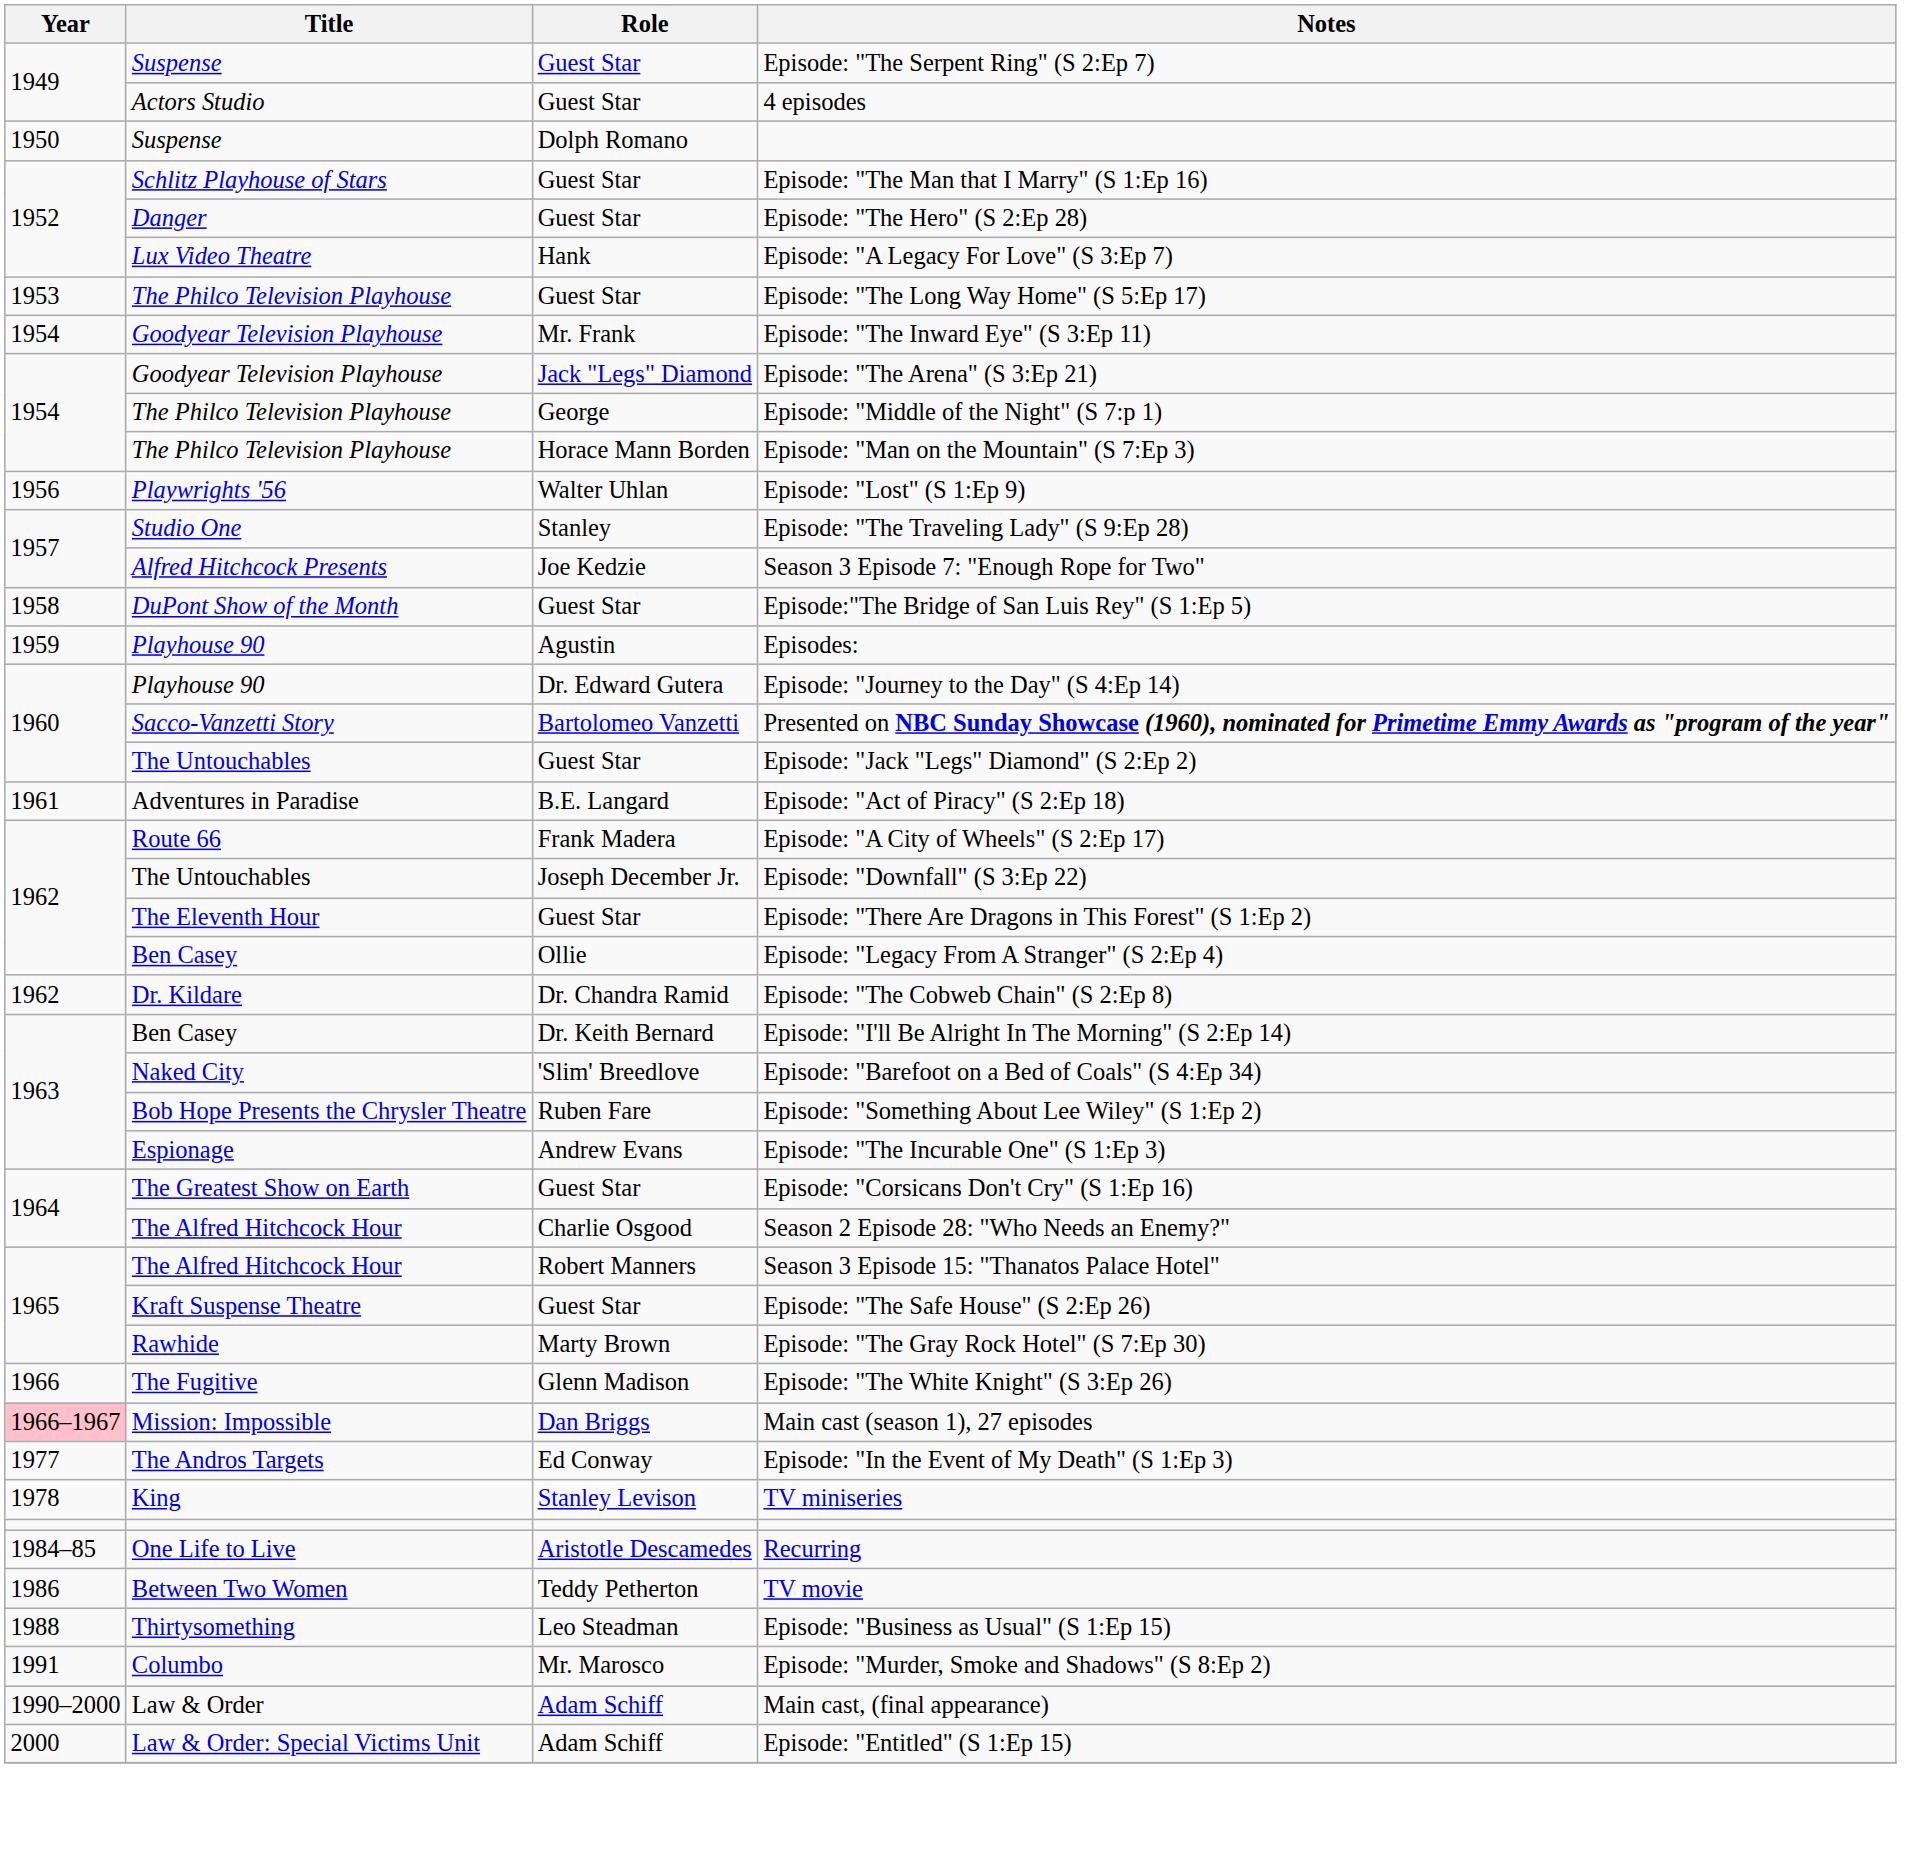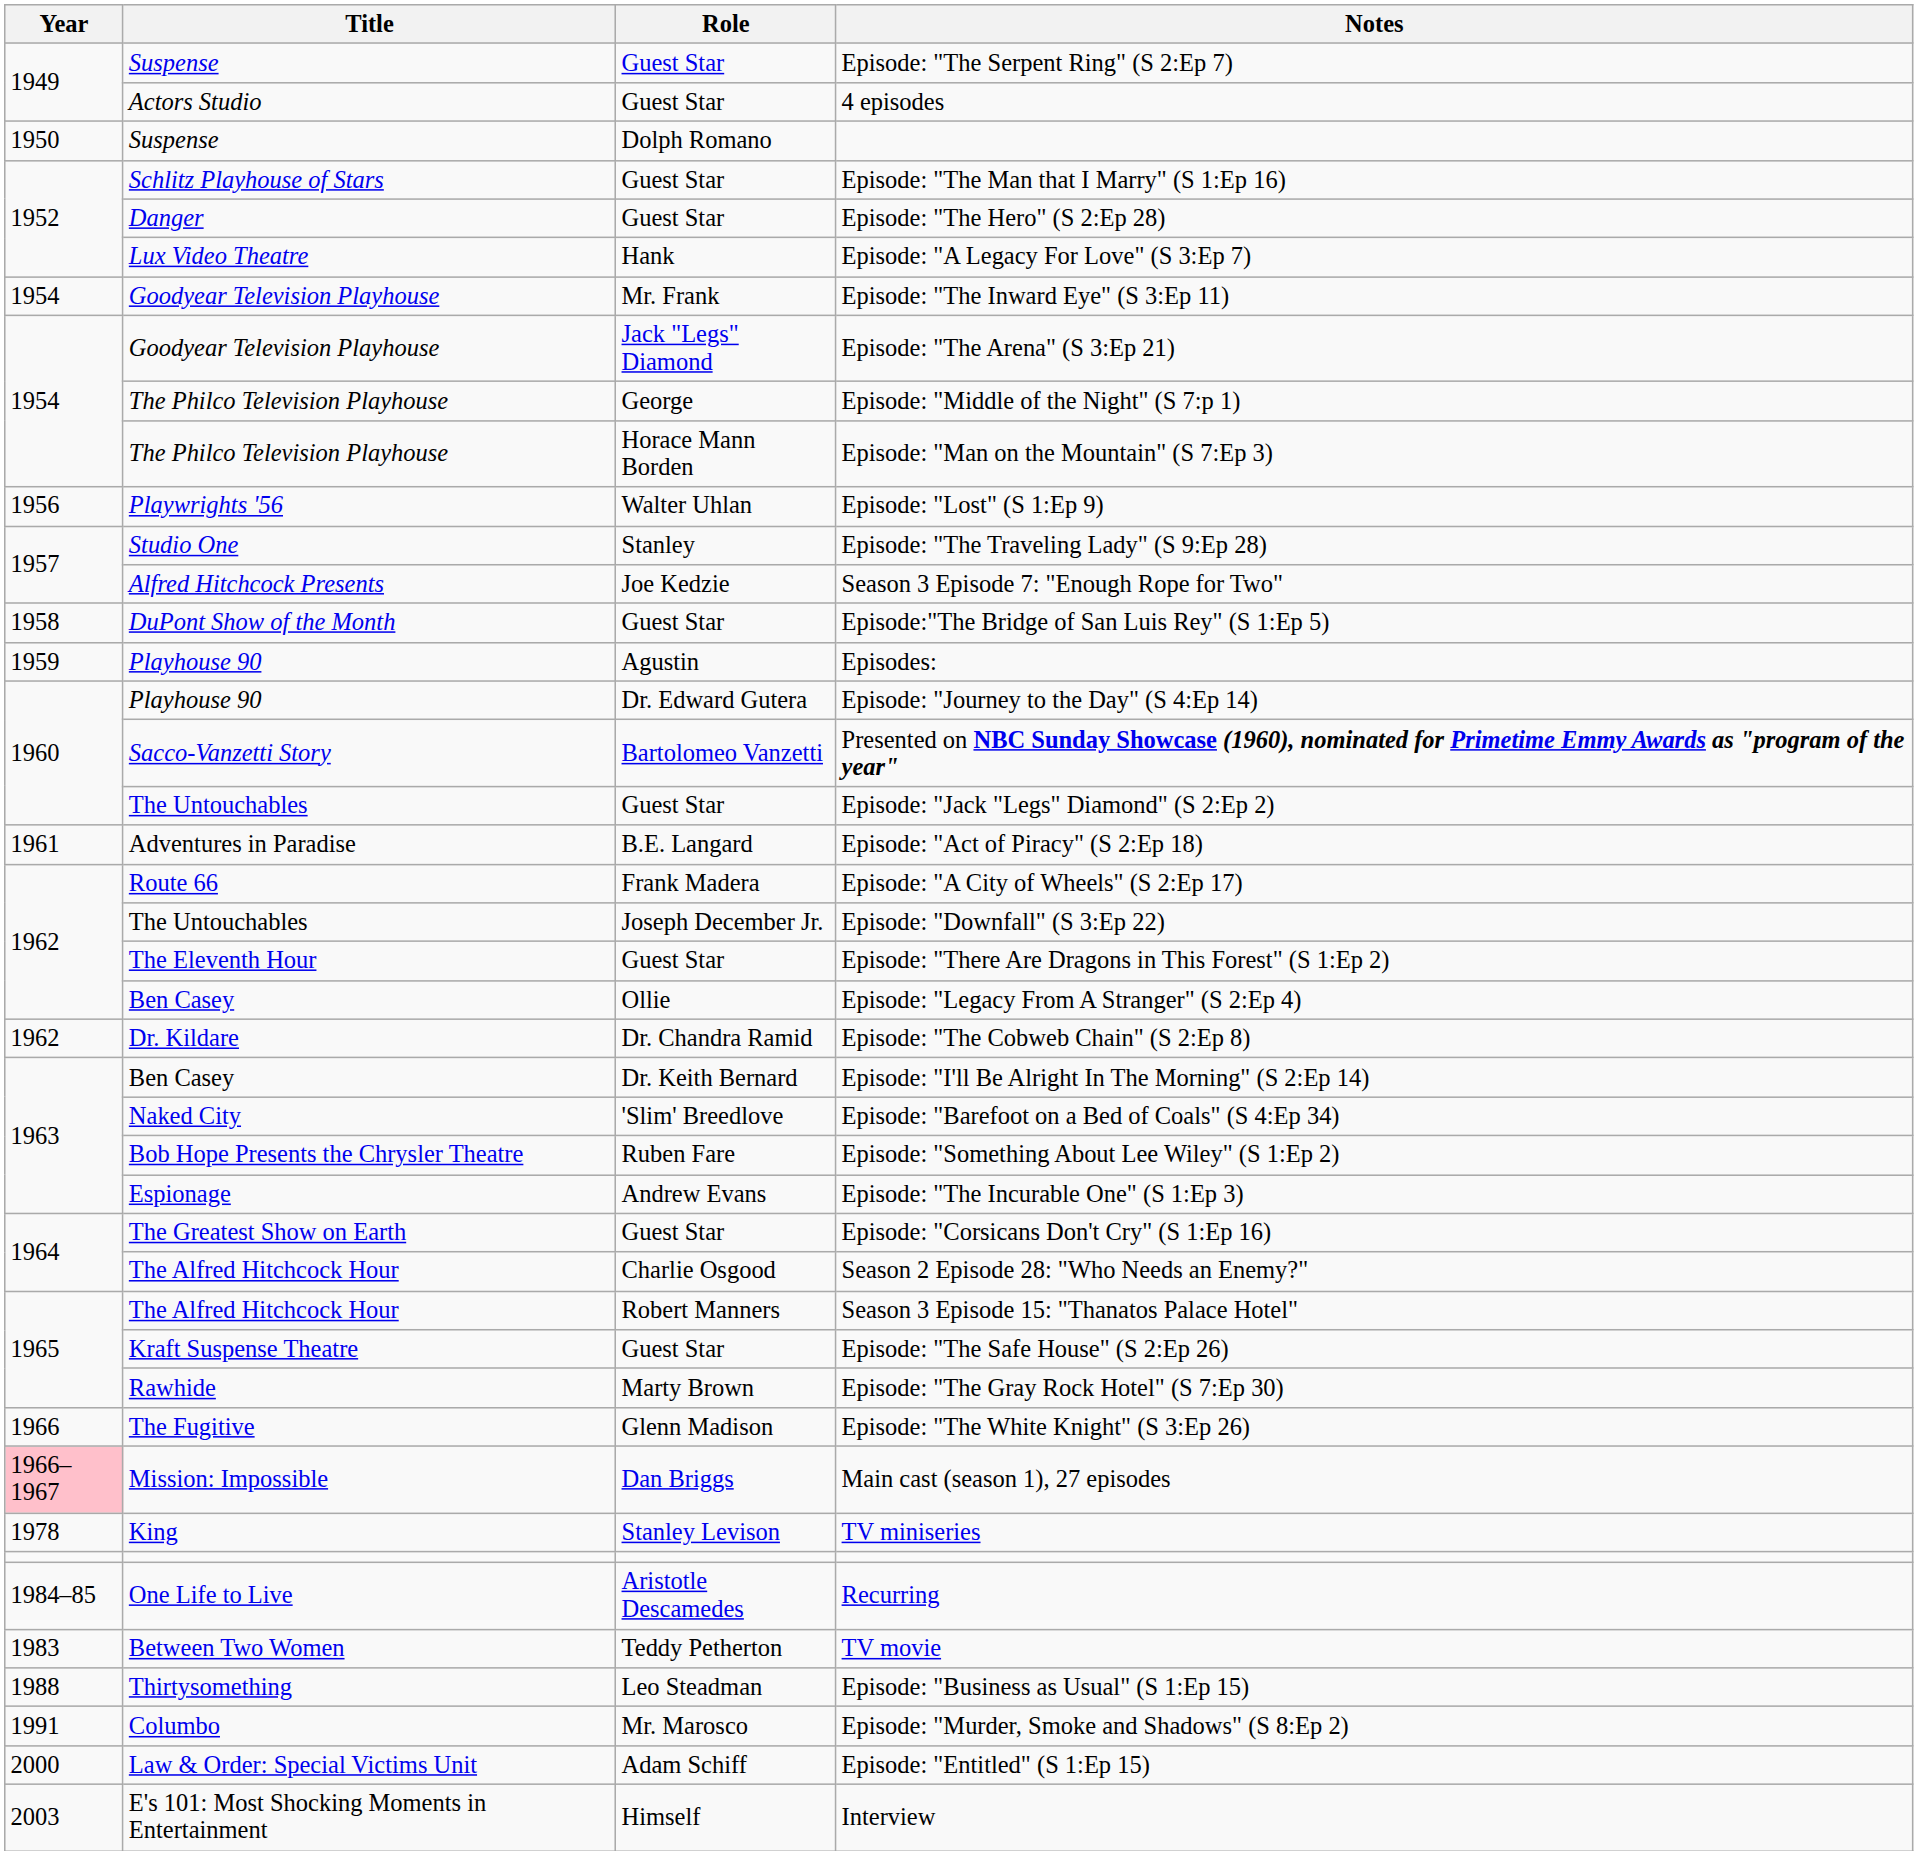- row: (292, 295)
- row: (228, 1460)
(35, 1588) 1986 -> (35, 1648) 1983
- row: (198, 1704)
+ row: (308, 1817)
